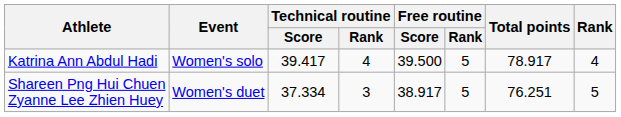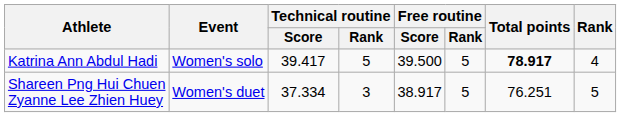(366, 61) 4 -> (366, 61) 5
(530, 61) normal -> (530, 61) bold
